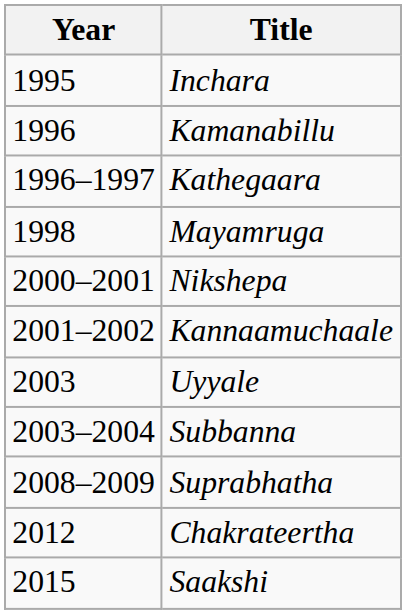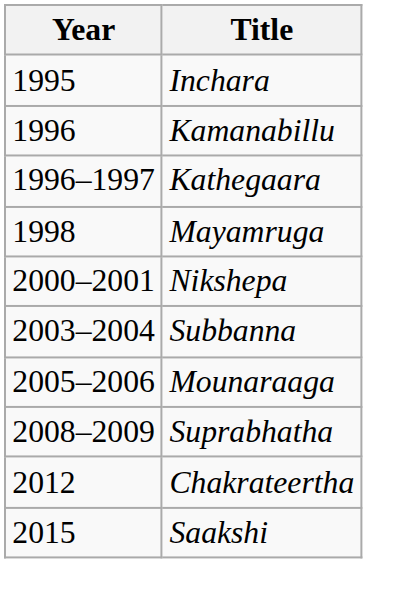- row: (281, 331)
- row: (214, 381)
+ row: (252, 381)
